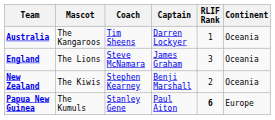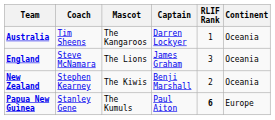columns swapped: (80, 15) <-> (128, 15)
